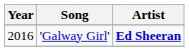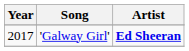(21, 35) 2016 -> (21, 35) 2017
